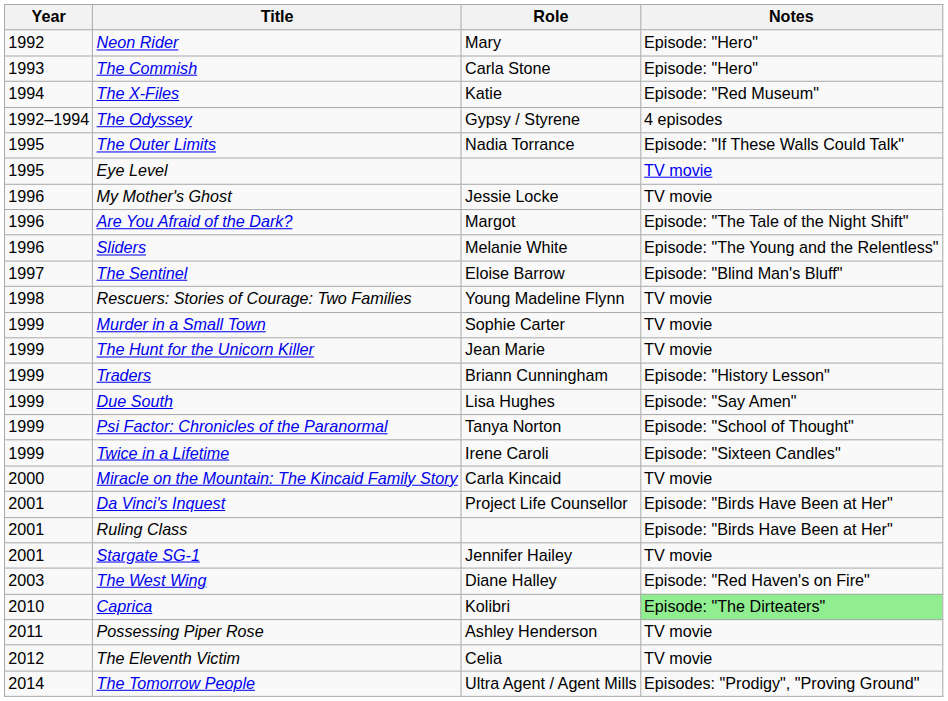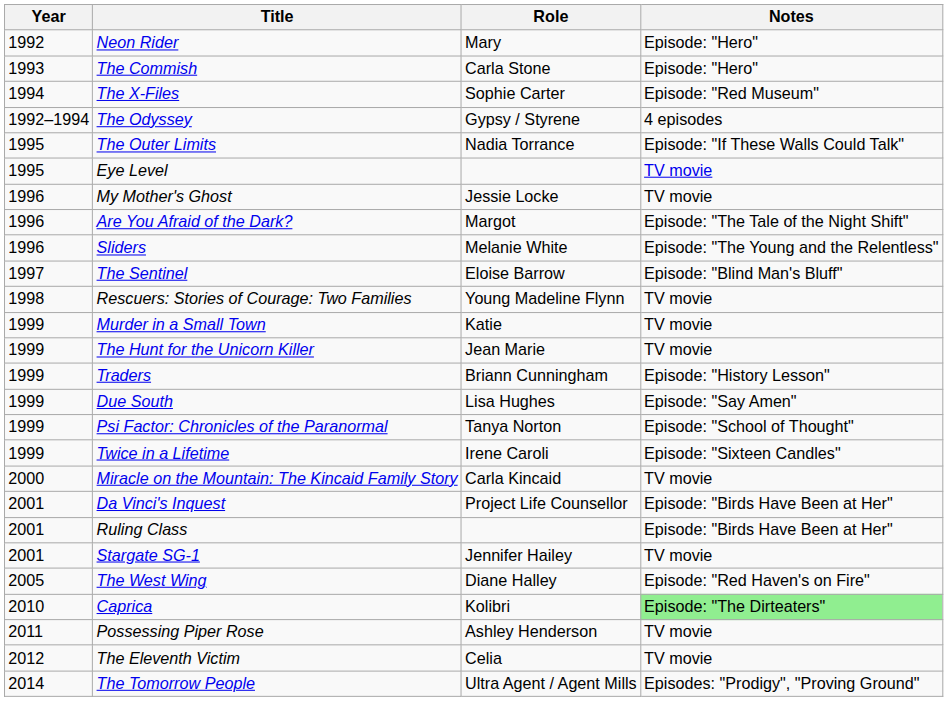(483, 94) Katie -> (515, 94) Sophie Carter
(515, 324) Sophie Carter -> (483, 324) Katie
(26, 581) 2003 -> (26, 581) 2005
